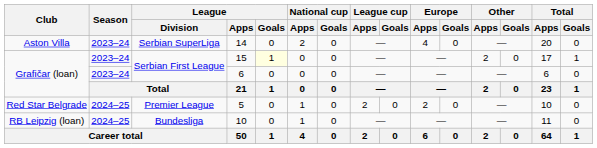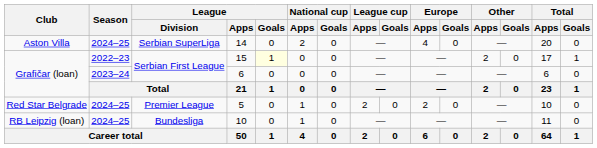(110, 43) 2023–24 -> (110, 43) 2024–25
(110, 58) 2023–24 -> (110, 58) 2022–23
